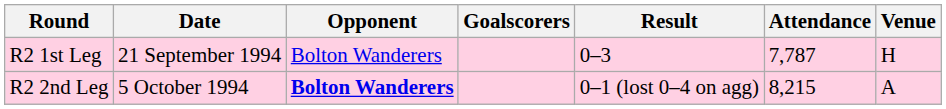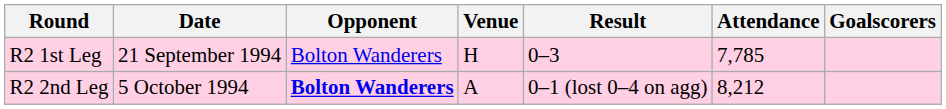columns swapped: (908, 21) <-> (517, 21)
(792, 54) 7,787 -> (741, 54) 7,785
(792, 87) 8,215 -> (741, 87) 8,212
